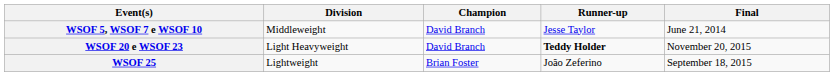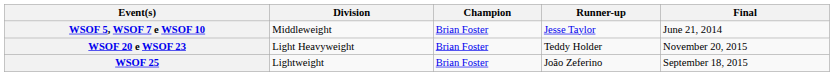(455, 29) David Branch -> (462, 29) Brian Foster
(455, 46) David Branch -> (462, 46) Brian Foster
(575, 46) bold -> (573, 46) normal
